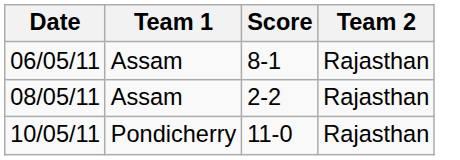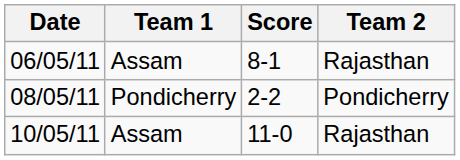(147, 97) Assam -> (174, 97) Pondicherry
(376, 97) Rajasthan -> (386, 97) Pondicherry
(174, 135) Pondicherry -> (147, 135) Assam
